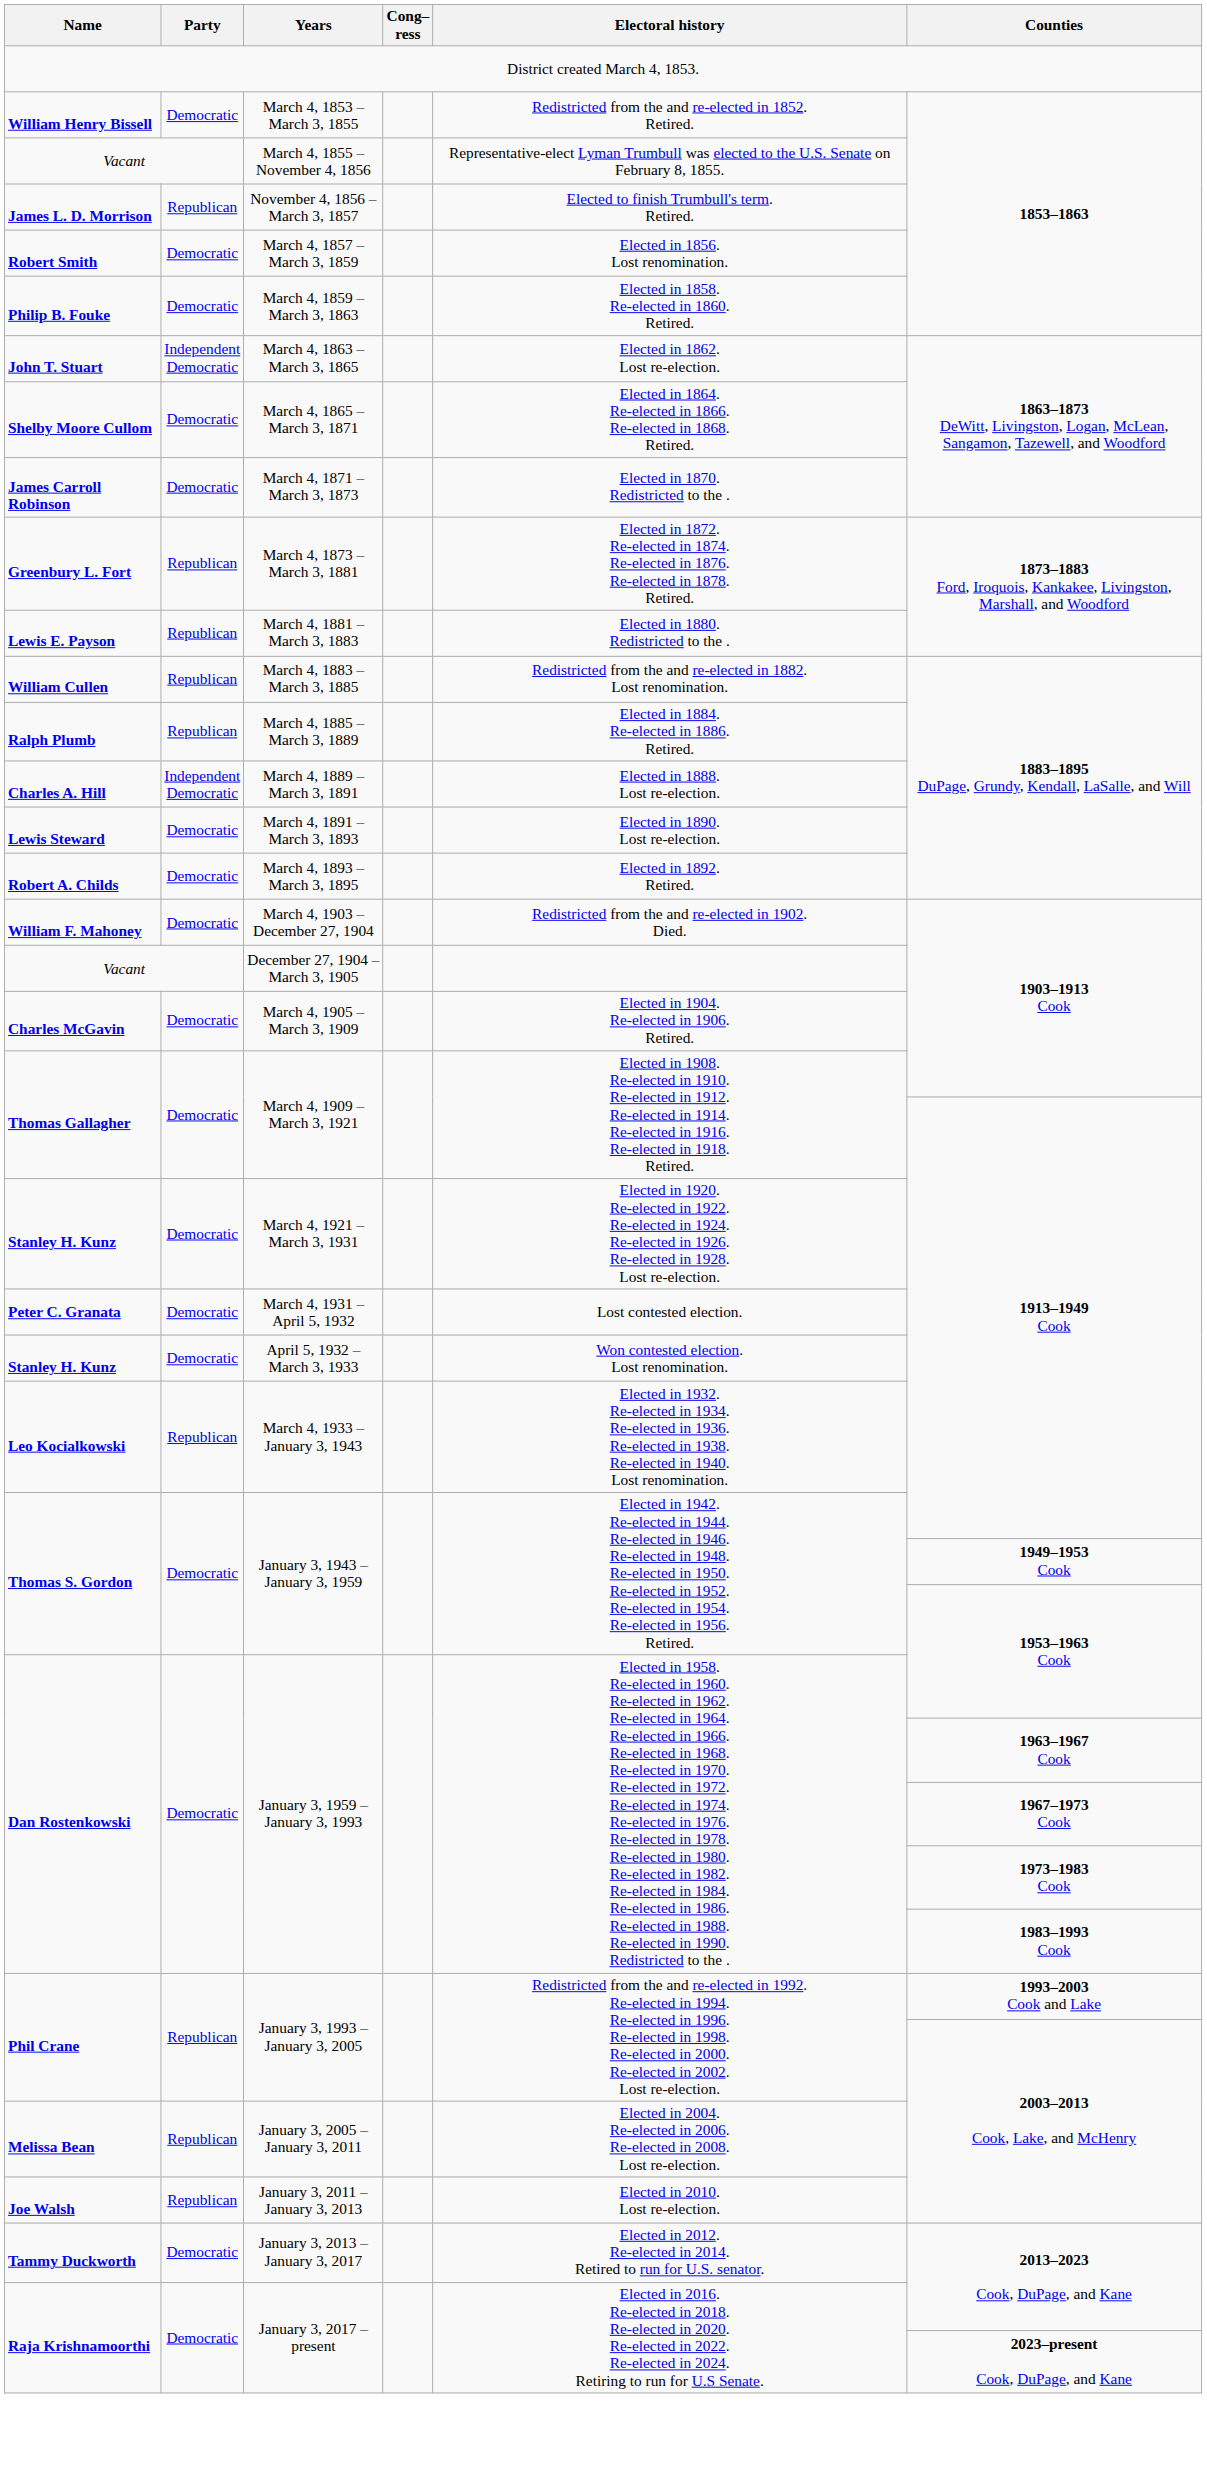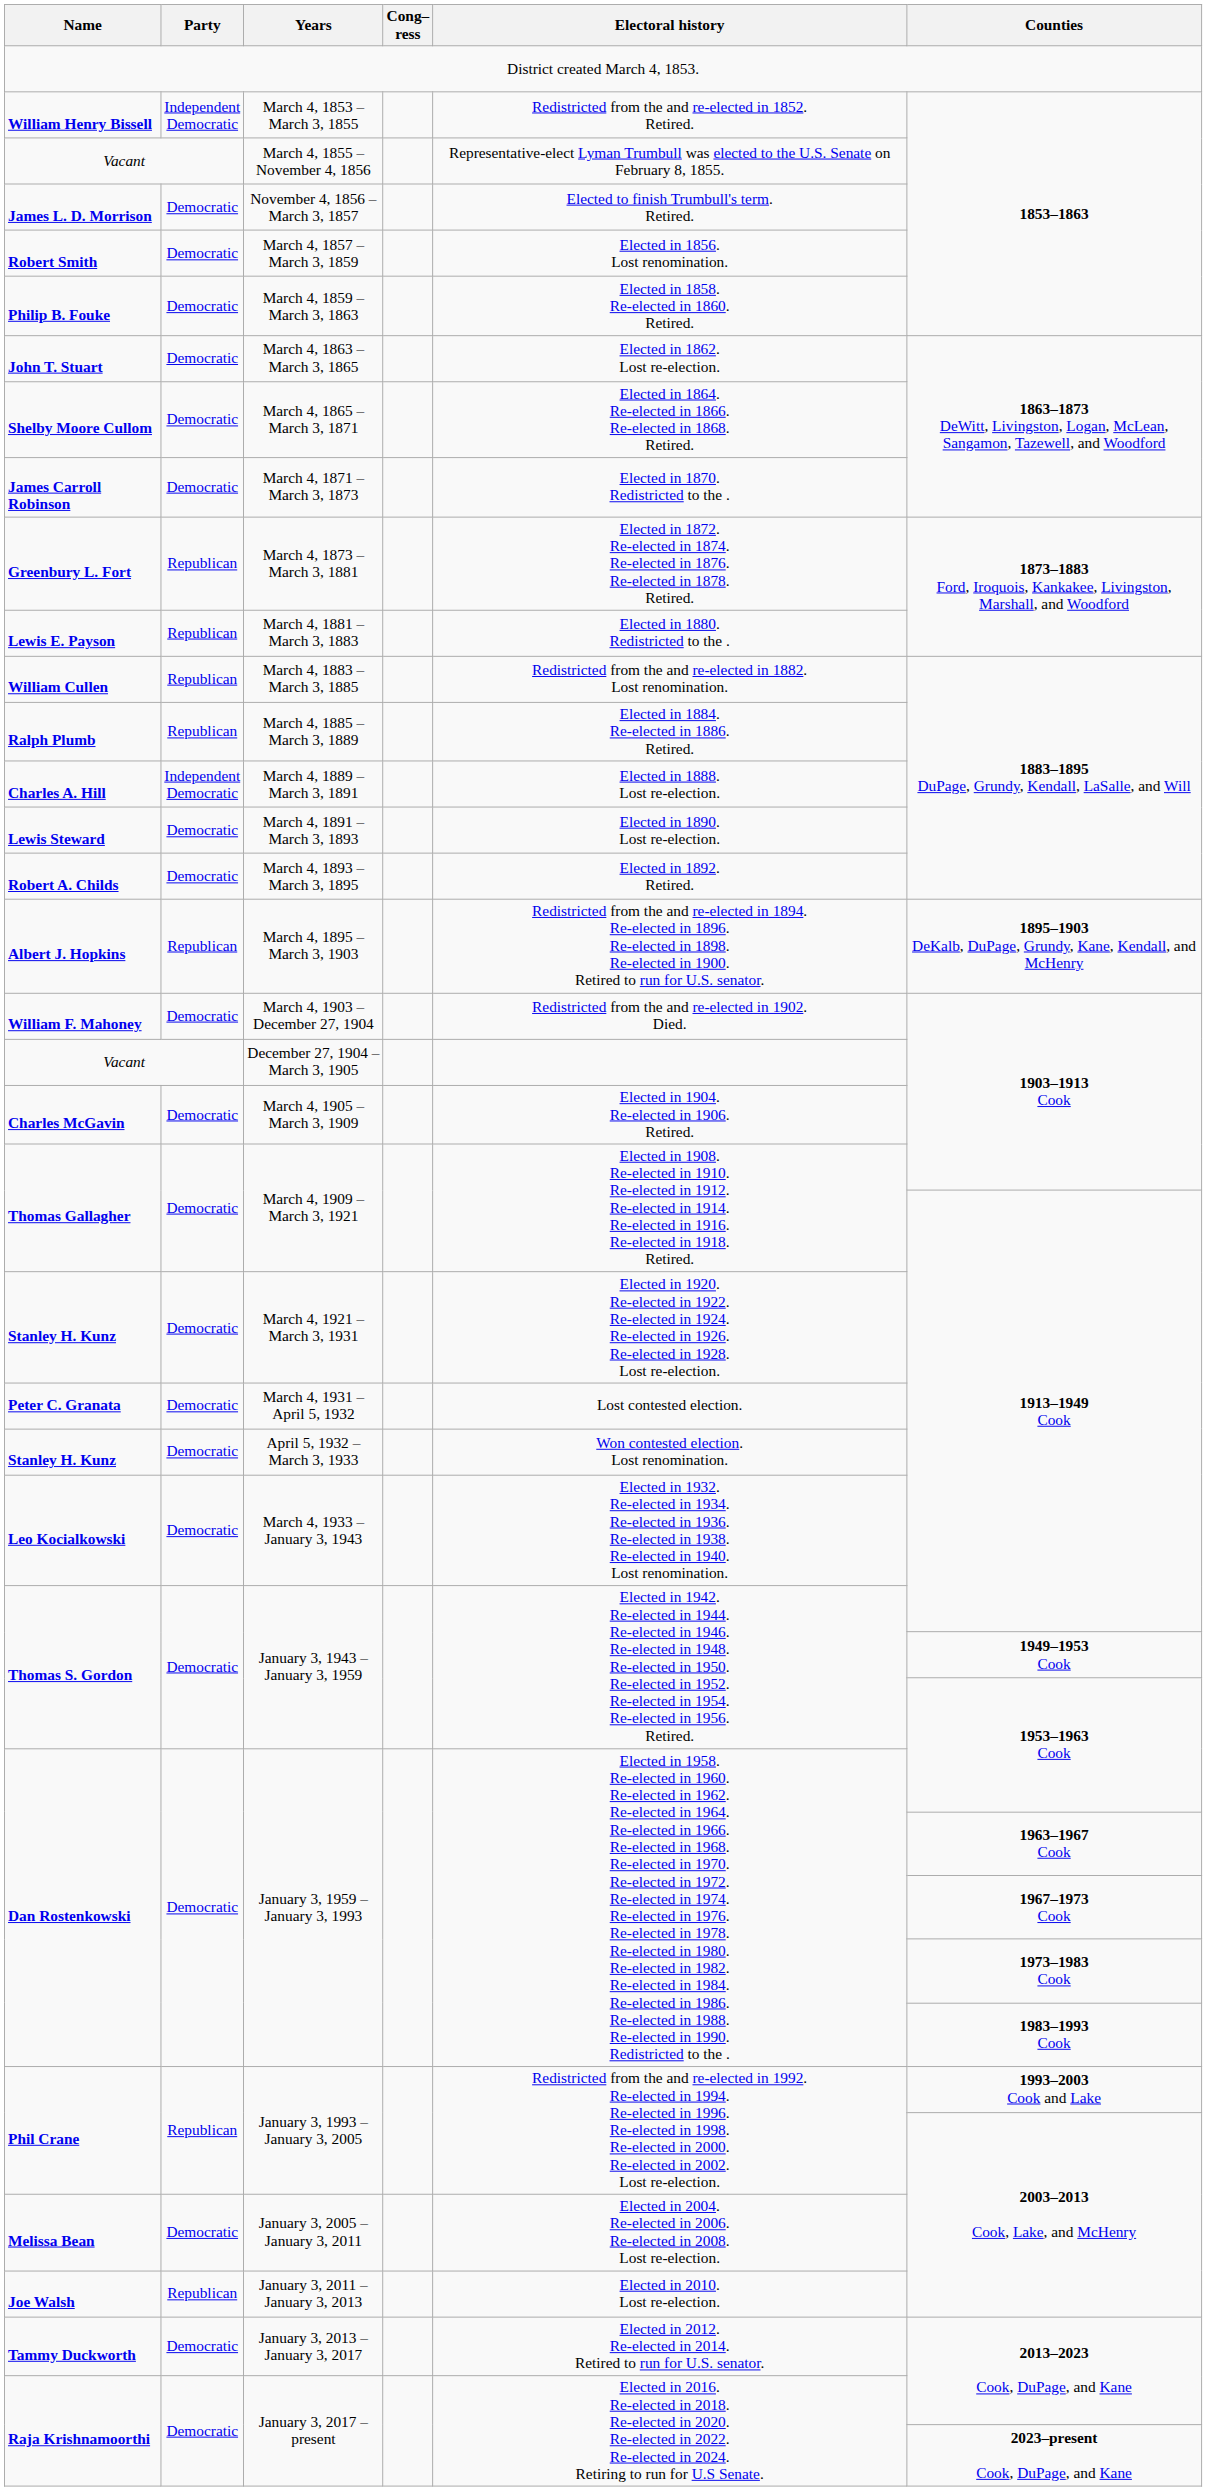(202, 115) Democratic -> (202, 115) Independent Democratic
(202, 207) Republican -> (202, 207) Democratic
(202, 358) Independent Democratic -> (202, 358) Democratic
+ row: (67, 954)
(202, 1436) Republican -> (202, 1530) Democratic
(202, 2139) Republican -> (202, 2232) Democratic
